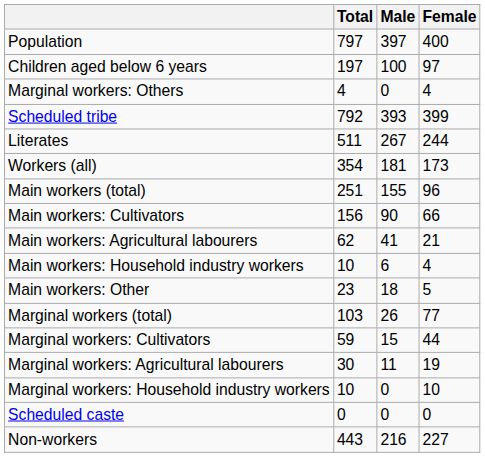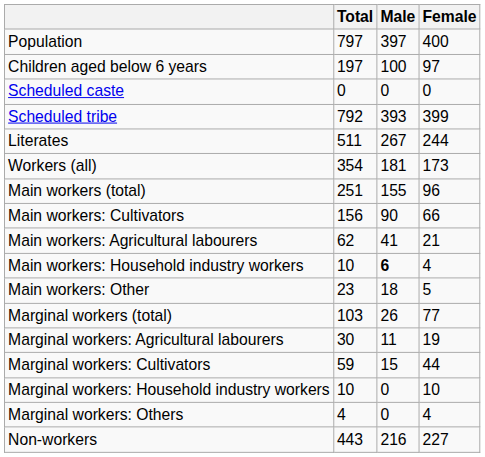rows swapped: (66, 414) <-> (96, 91)
(385, 265) normal -> (385, 265) bold
rows swapped: (109, 340) <-> (146, 365)
